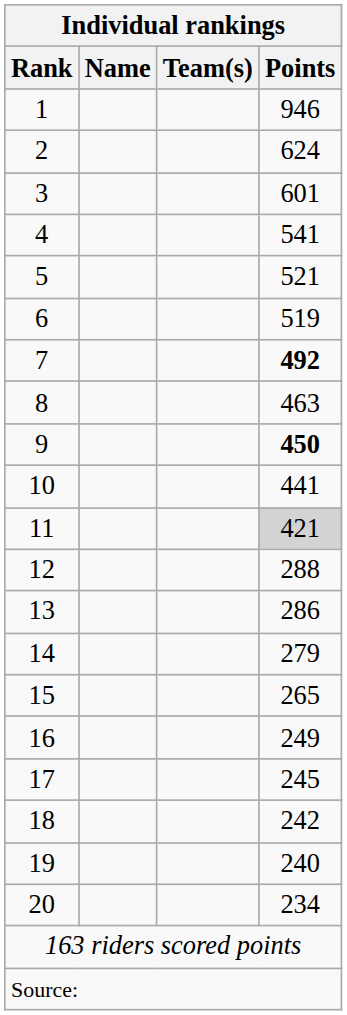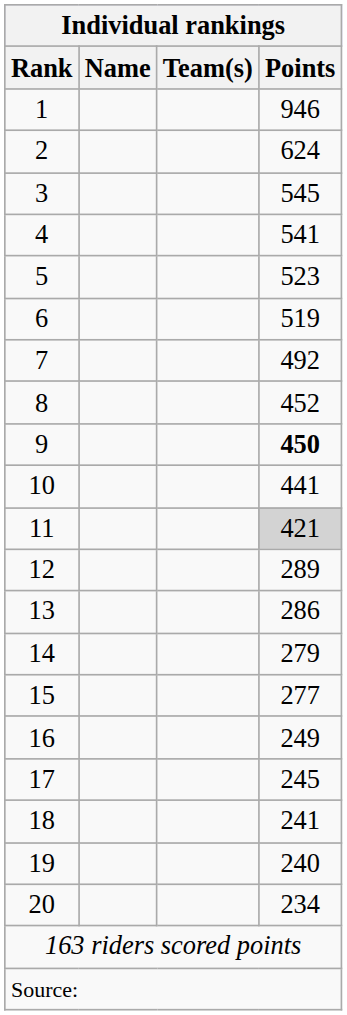(300, 192) 601 -> (300, 192) 545
(300, 276) 521 -> (300, 276) 523
(300, 360) bold -> (300, 360) normal
(300, 402) 463 -> (300, 402) 452
(300, 569) 288 -> (300, 569) 289
(300, 695) 265 -> (300, 695) 277
(300, 820) 242 -> (300, 820) 241
